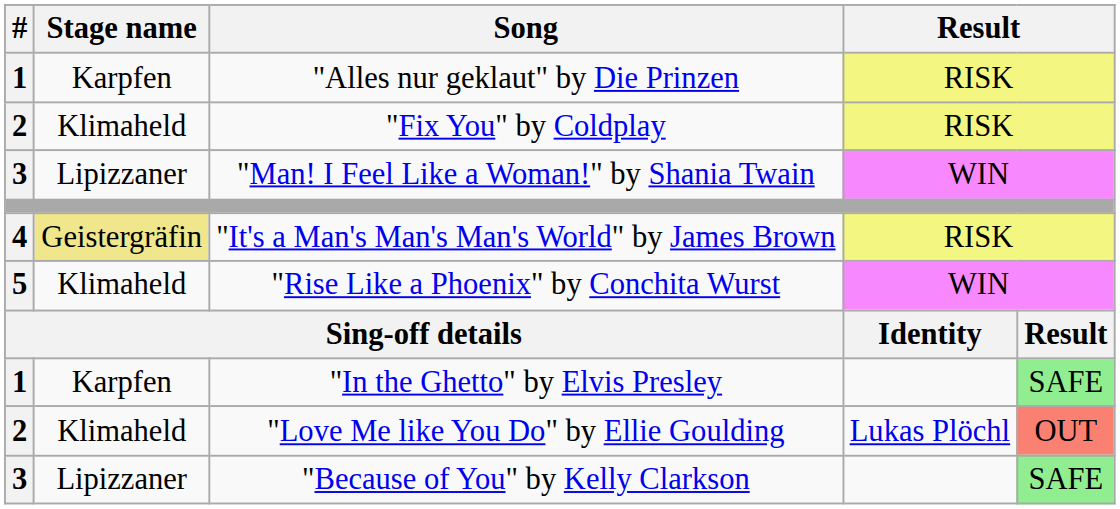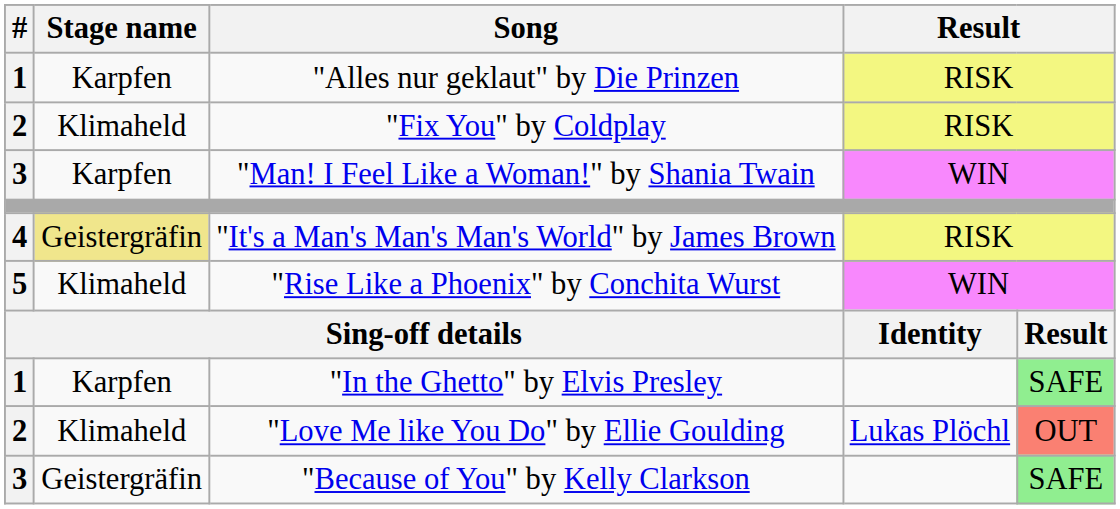(122, 174) Lipizzaner -> (122, 174) Karpfen
(122, 479) Lipizzaner -> (122, 479) Geistergräfin
